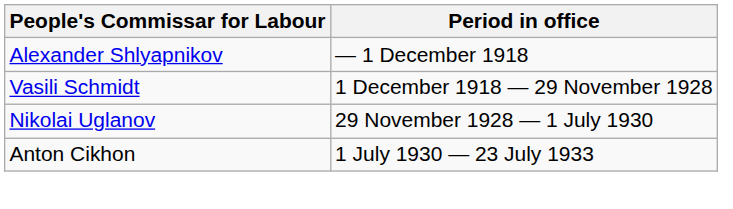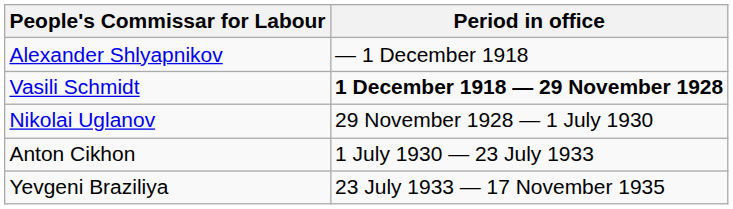(524, 87) normal -> (529, 87) bold
+ row: (89, 187)
